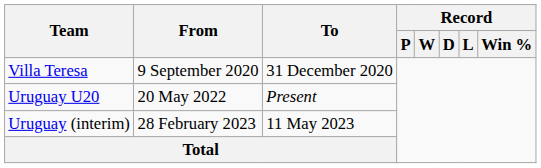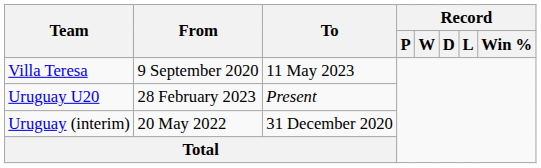(330, 70) 31 December 2020 -> (310, 70) 11 May 2023
(182, 96) 20 May 2022 -> (197, 96) 28 February 2023
(197, 123) 28 February 2023 -> (182, 123) 20 May 2022
(310, 123) 11 May 2023 -> (330, 123) 31 December 2020
